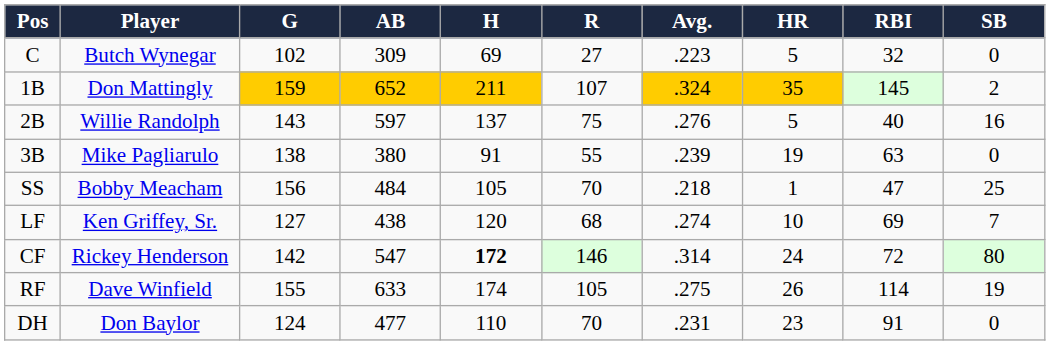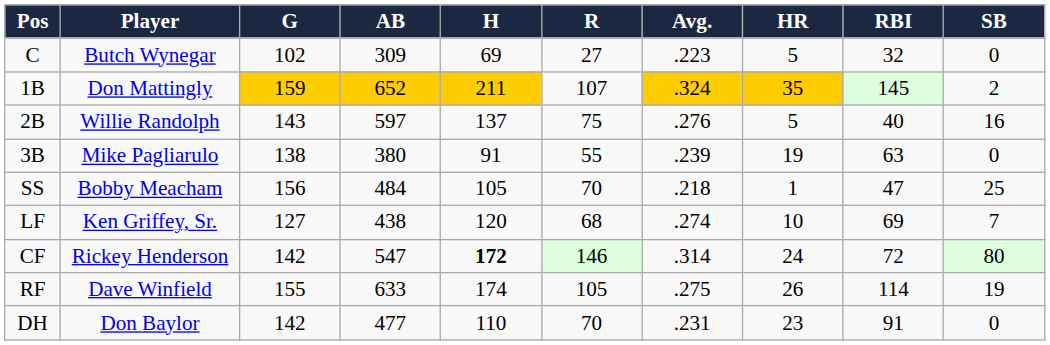(290, 322) 124 -> (290, 322) 142
